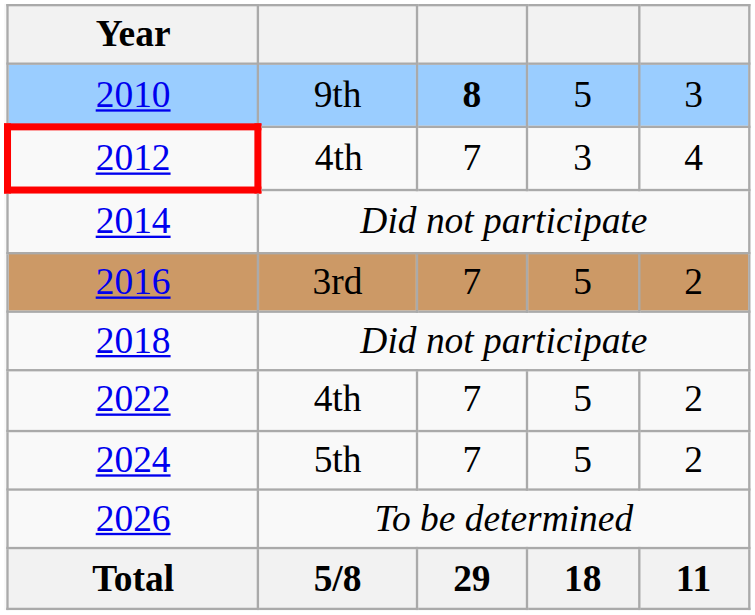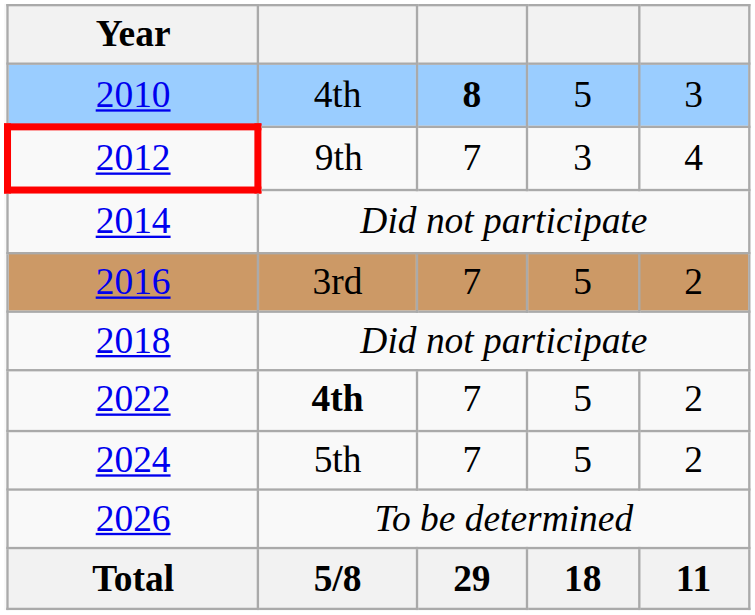(338, 94) 9th -> (338, 94) 4th
(339, 157) 4th -> (339, 157) 9th
(338, 399) normal -> (338, 399) bold
